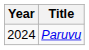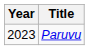(21, 34) 2024 -> (21, 34) 2023
